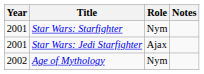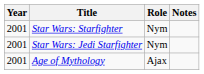(157, 45) Ajax -> (157, 45) Nym
(17, 61) 2002 -> (17, 61) 2001
(157, 61) Nym -> (157, 61) Ajax
